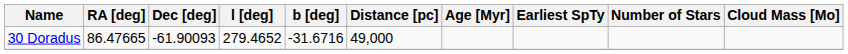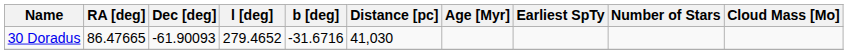(372, 37) 49,000 -> (372, 37) 41,030
